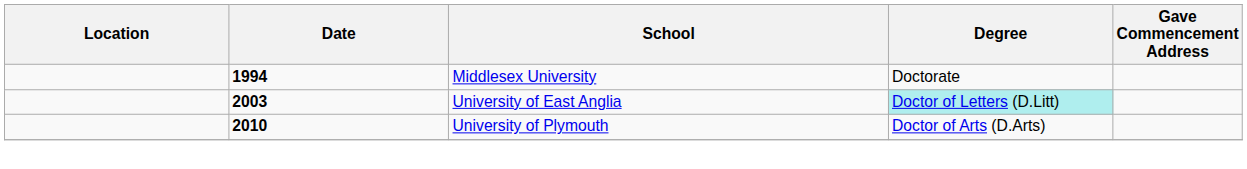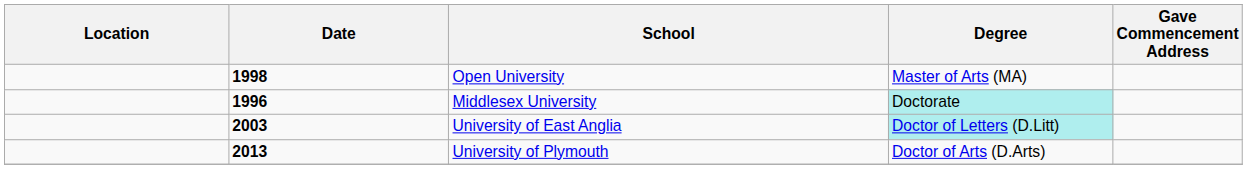+ row: (508, 77)
(250, 77) 1994 -> (250, 101) 1996
(926, 77) no background -> (926, 101) paleturquoise background
(250, 126) 2010 -> (250, 151) 2013
